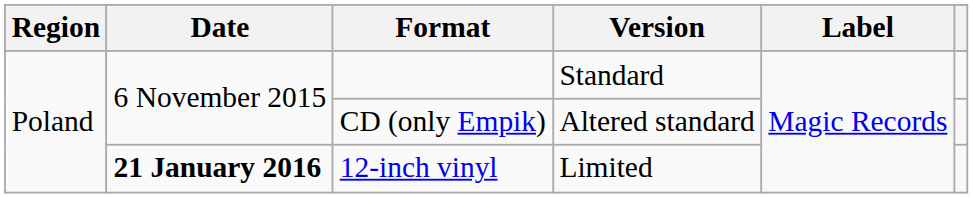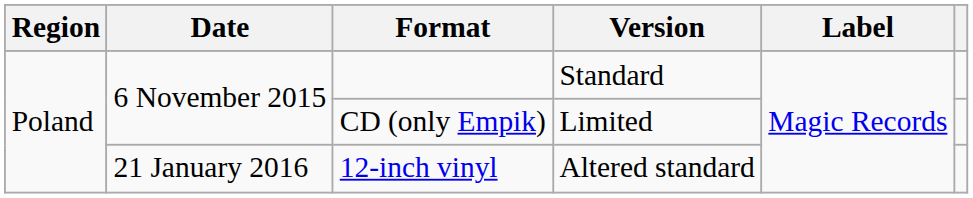(657, 121) Altered standard -> (606, 121) Limited
(217, 167) bold -> (211, 167) normal
(606, 167) Limited -> (657, 167) Altered standard
